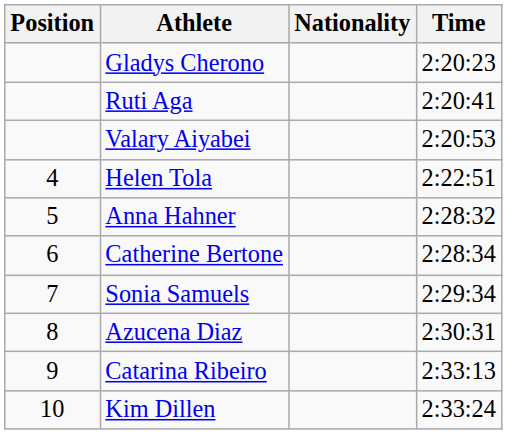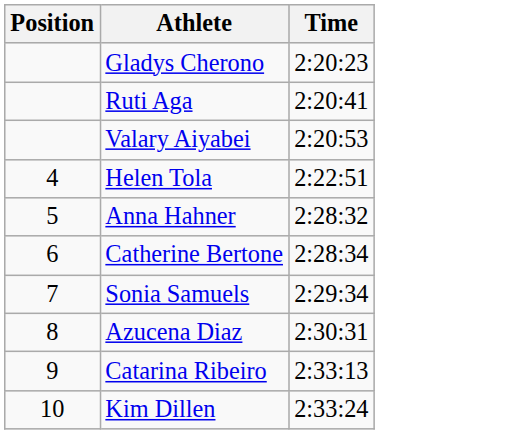- column: (352, 23)
